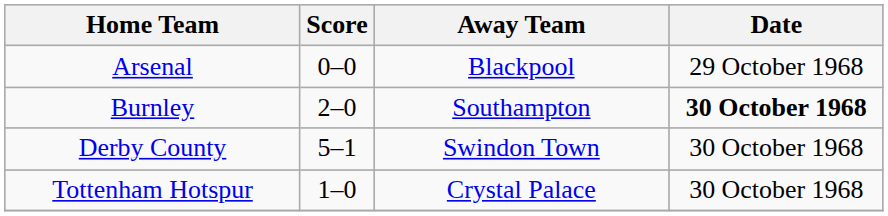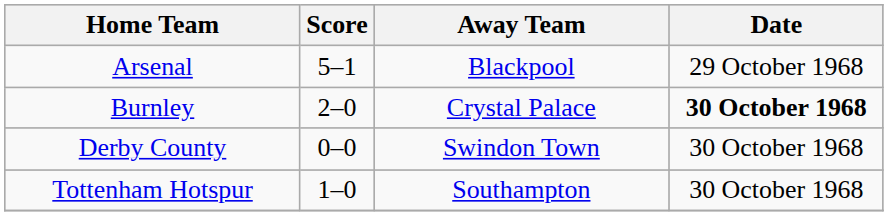(337, 66) 0–0 -> (337, 66) 5–1
(521, 107) Southampton -> (521, 107) Crystal Palace
(337, 148) 5–1 -> (337, 148) 0–0
(521, 189) Crystal Palace -> (521, 189) Southampton
